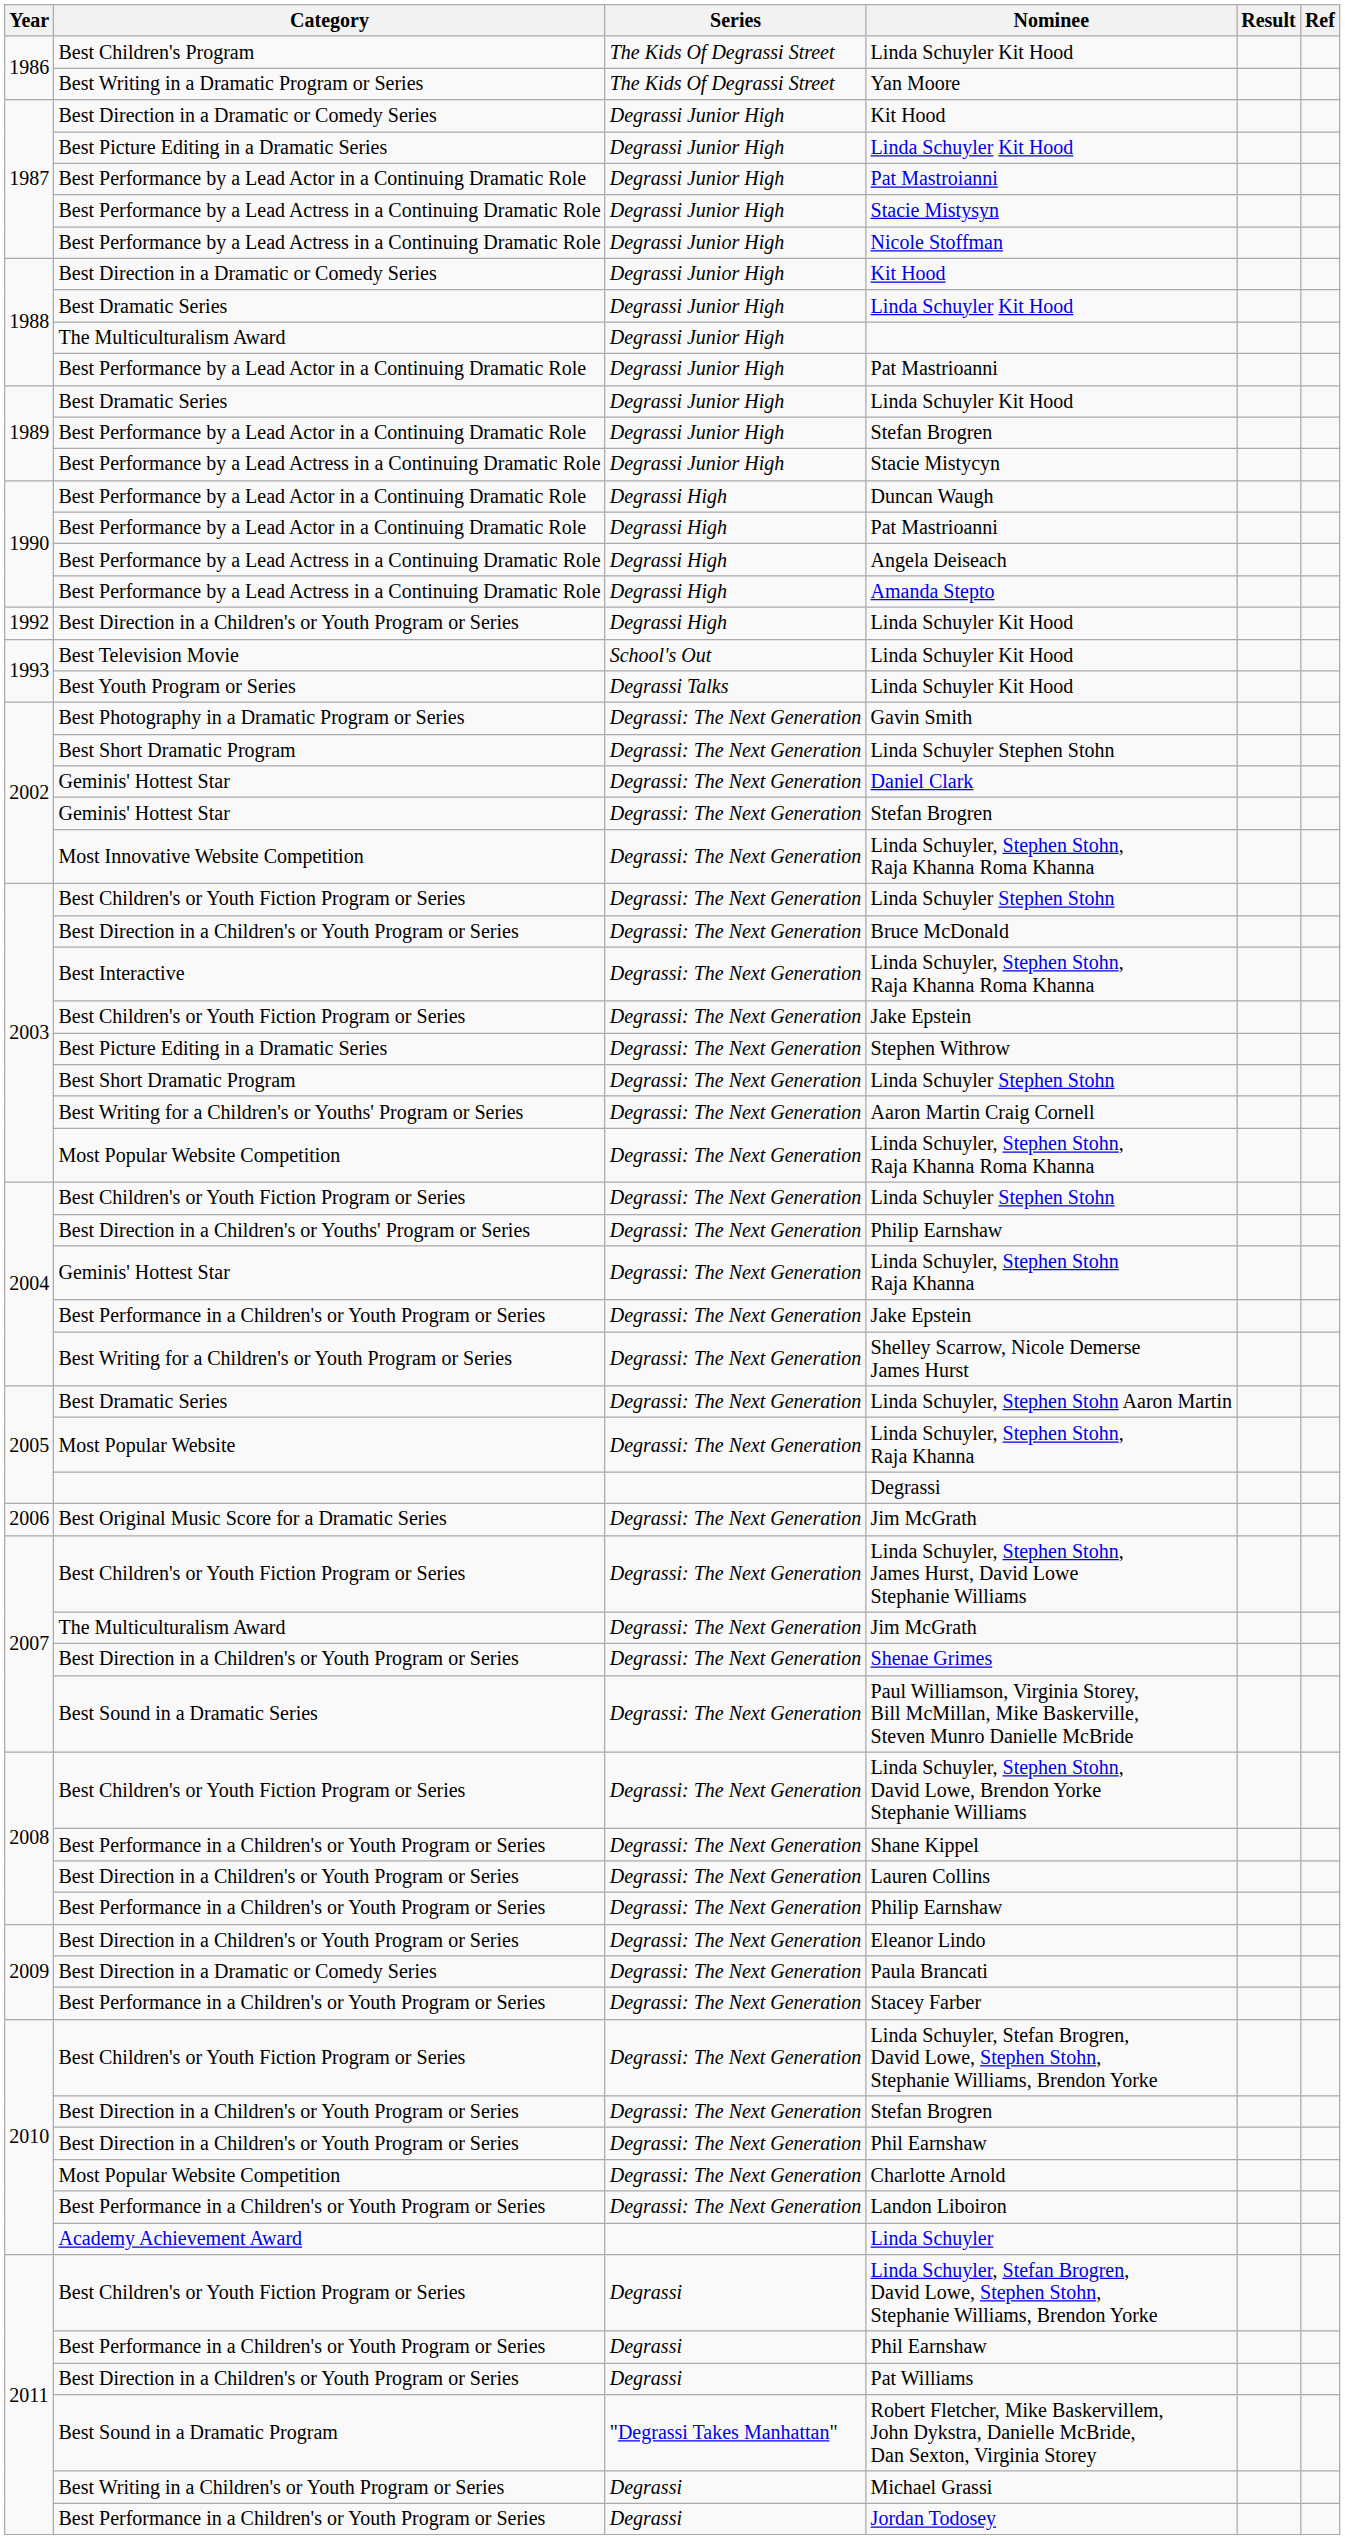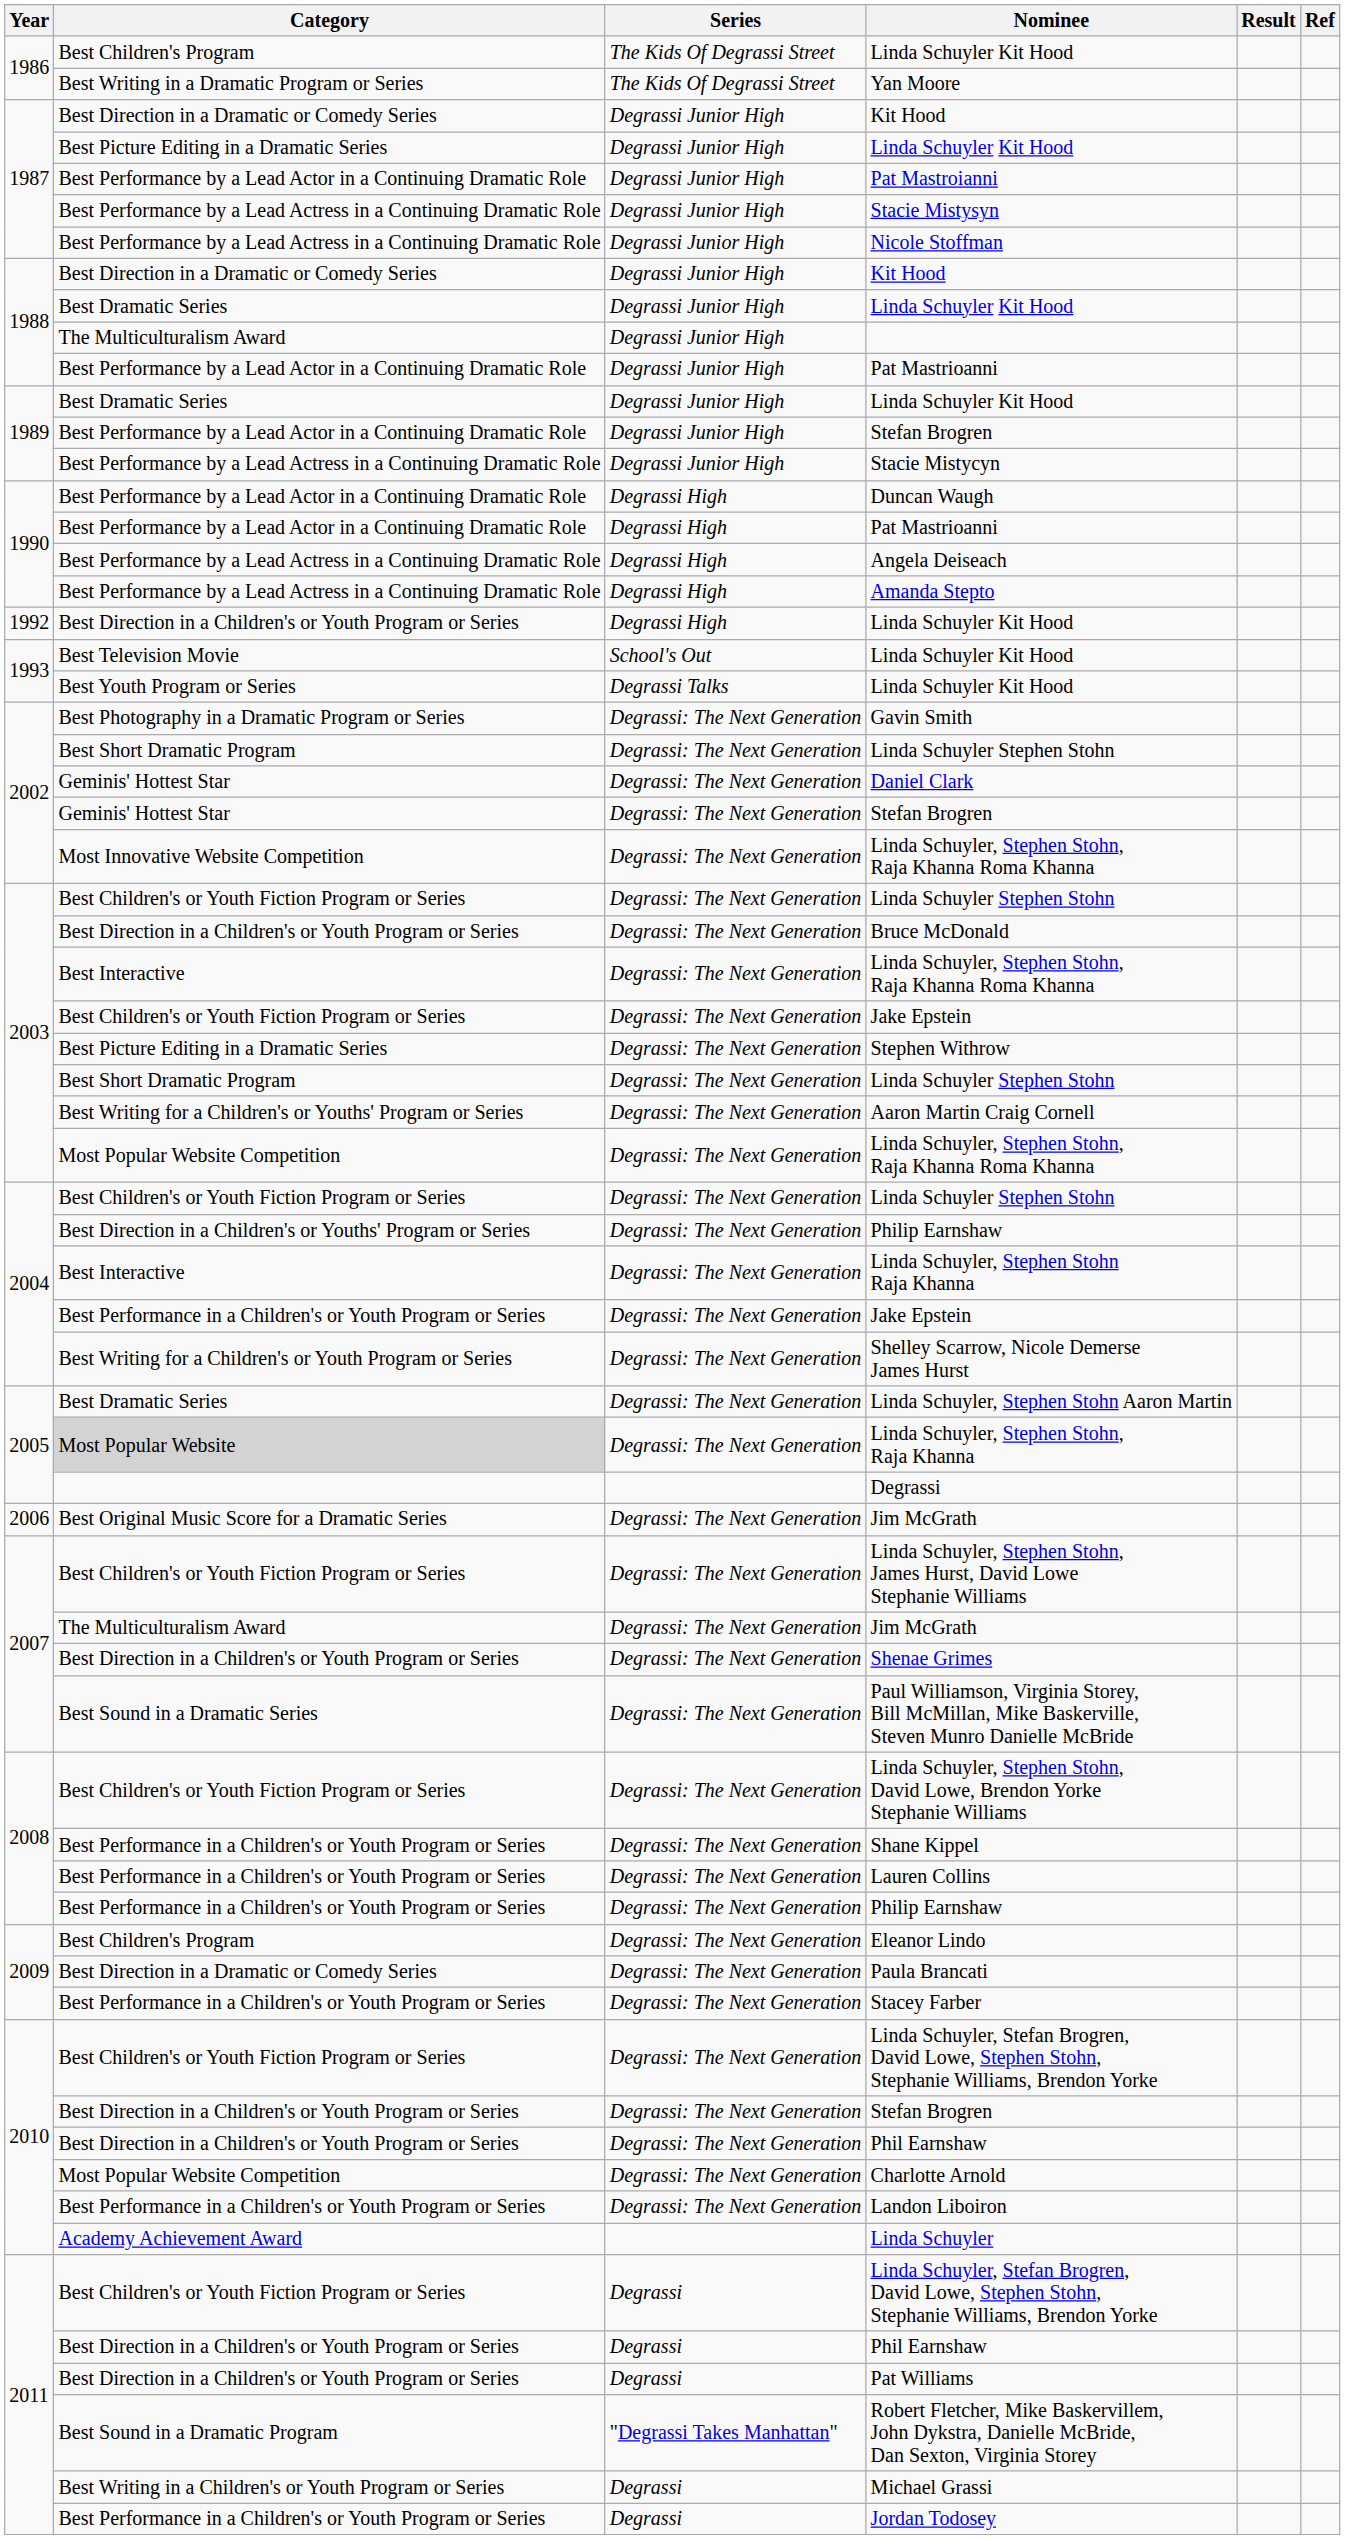(144, 1272) Geminis' Hottest Star -> (121, 1272) Best Interactive
(147, 1444) no background -> (147, 1444) lightgrey background
(289, 1876) Best Direction in a Children's or Youth Program or Series -> (302, 1876) Best Performance in a Children's or Youth Program or Series
(289, 1939) Best Direction in a Children's or Youth Program or Series -> (156, 1939) Best Children's Program
(302, 2346) Best Performance in a Children's or Youth Program or Series -> (289, 2346) Best Direction in a Children's or Youth Program or Series
